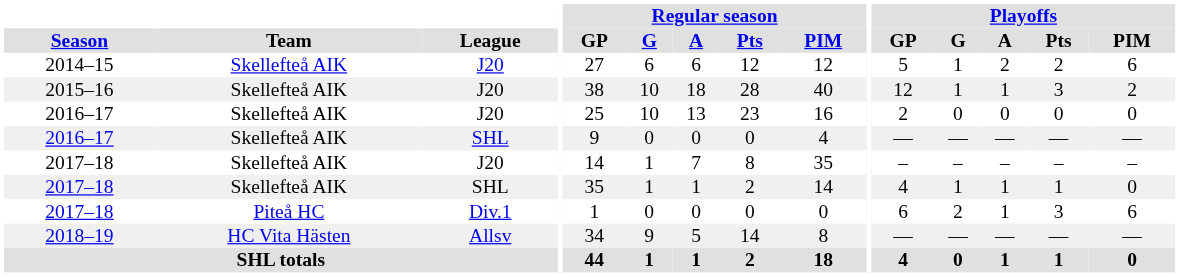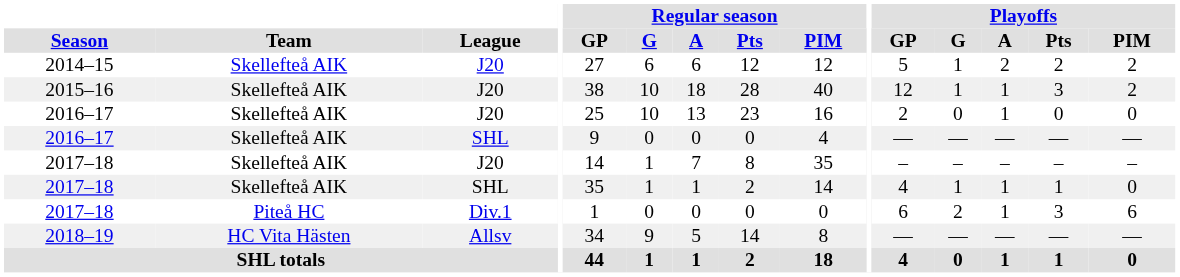(1132, 64) 6 -> (1132, 64) 2
(1005, 113) 0 -> (1005, 113) 1
